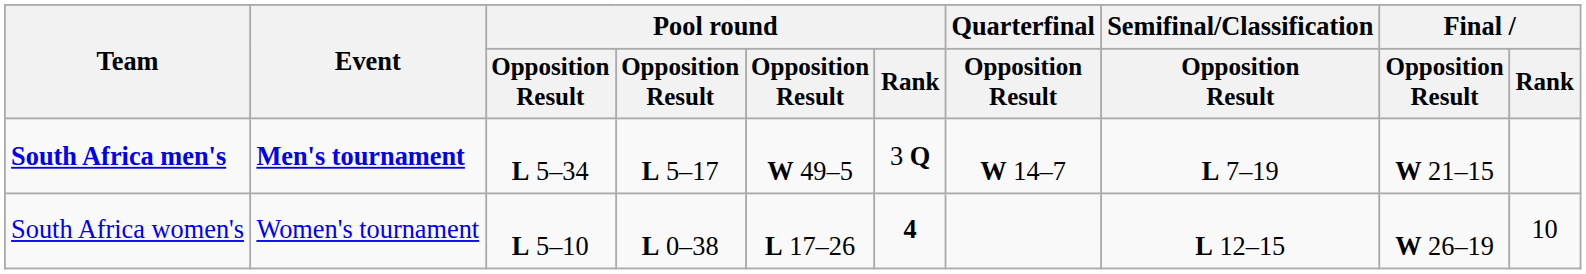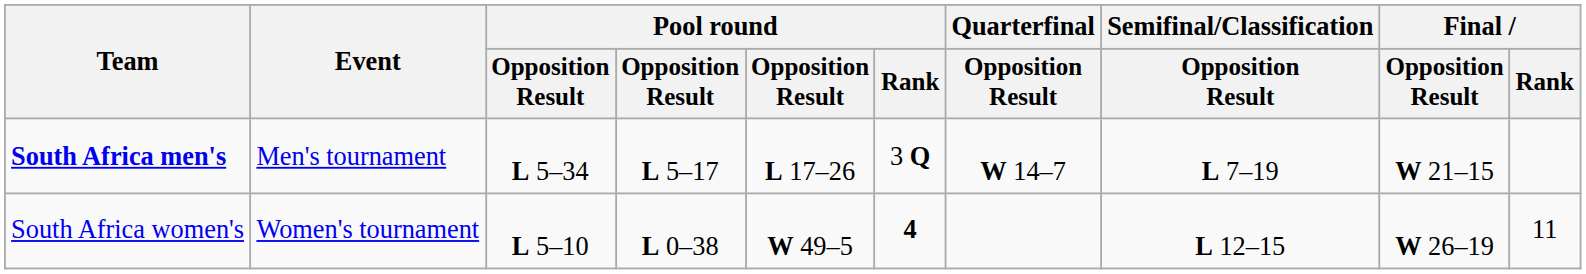(361, 156) bold -> (351, 156) normal
(810, 171) W 49–5 -> (810, 171) L 17–26
(810, 246) L 17–26 -> (810, 246) W 49–5
(1545, 230) 10 -> (1545, 230) 11
